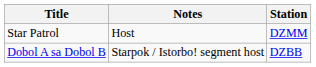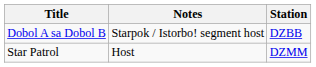rows swapped: (57, 52) <-> (33, 33)
